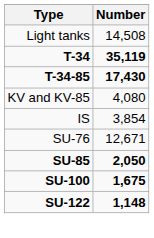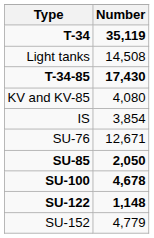rows swapped: (58, 35) <-> (77, 56)
(129, 181) 1,675 -> (129, 181) 4,678
+ row: (68, 222)
